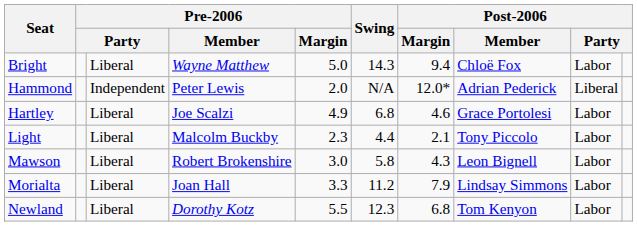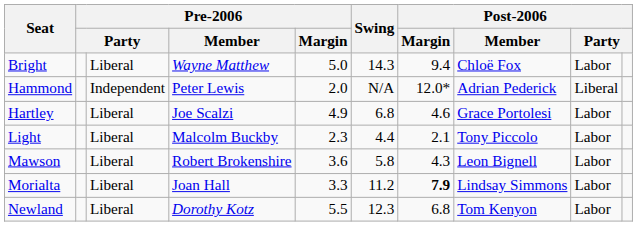(338, 161) 3.0 -> (338, 161) 3.6
(441, 185) normal -> (441, 185) bold
